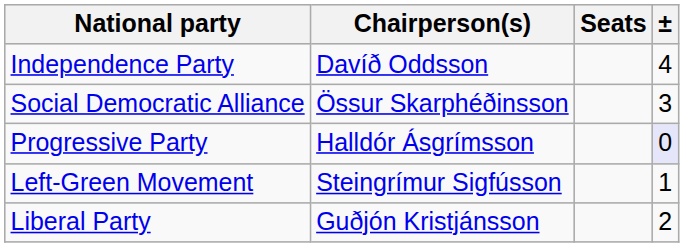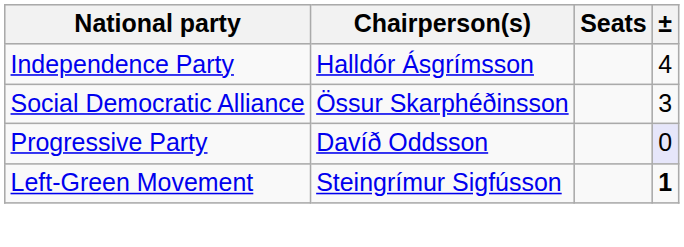(402, 63) Davíð Oddsson -> (425, 63) Halldór Ásgrímsson
(425, 143) Halldór Ásgrímsson -> (402, 143) Davíð Oddsson
(665, 182) normal -> (665, 182) bold
- row: (81, 222)
